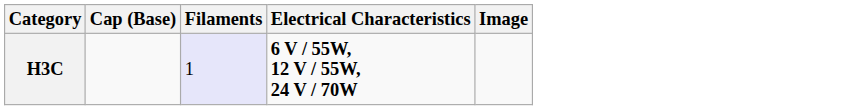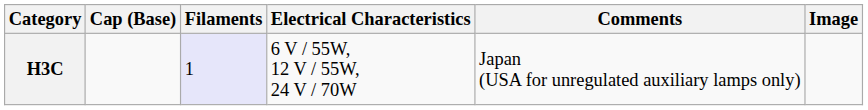+ column: (640, 19)
(316, 68) bold -> (315, 68) normal
